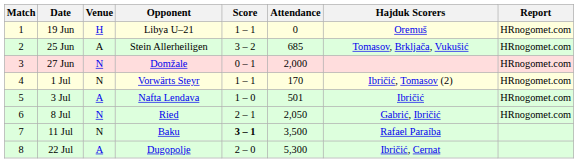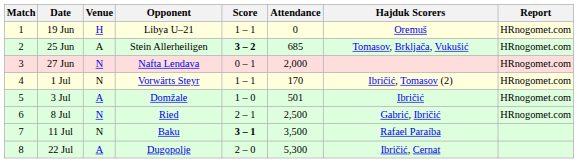(245, 47) normal -> (245, 47) bold
(169, 64) Domžale -> (169, 64) Nafta Lendava
(169, 98) Nafta Lendava -> (169, 98) Domžale
(295, 115) 2,050 -> (295, 115) 2,500
